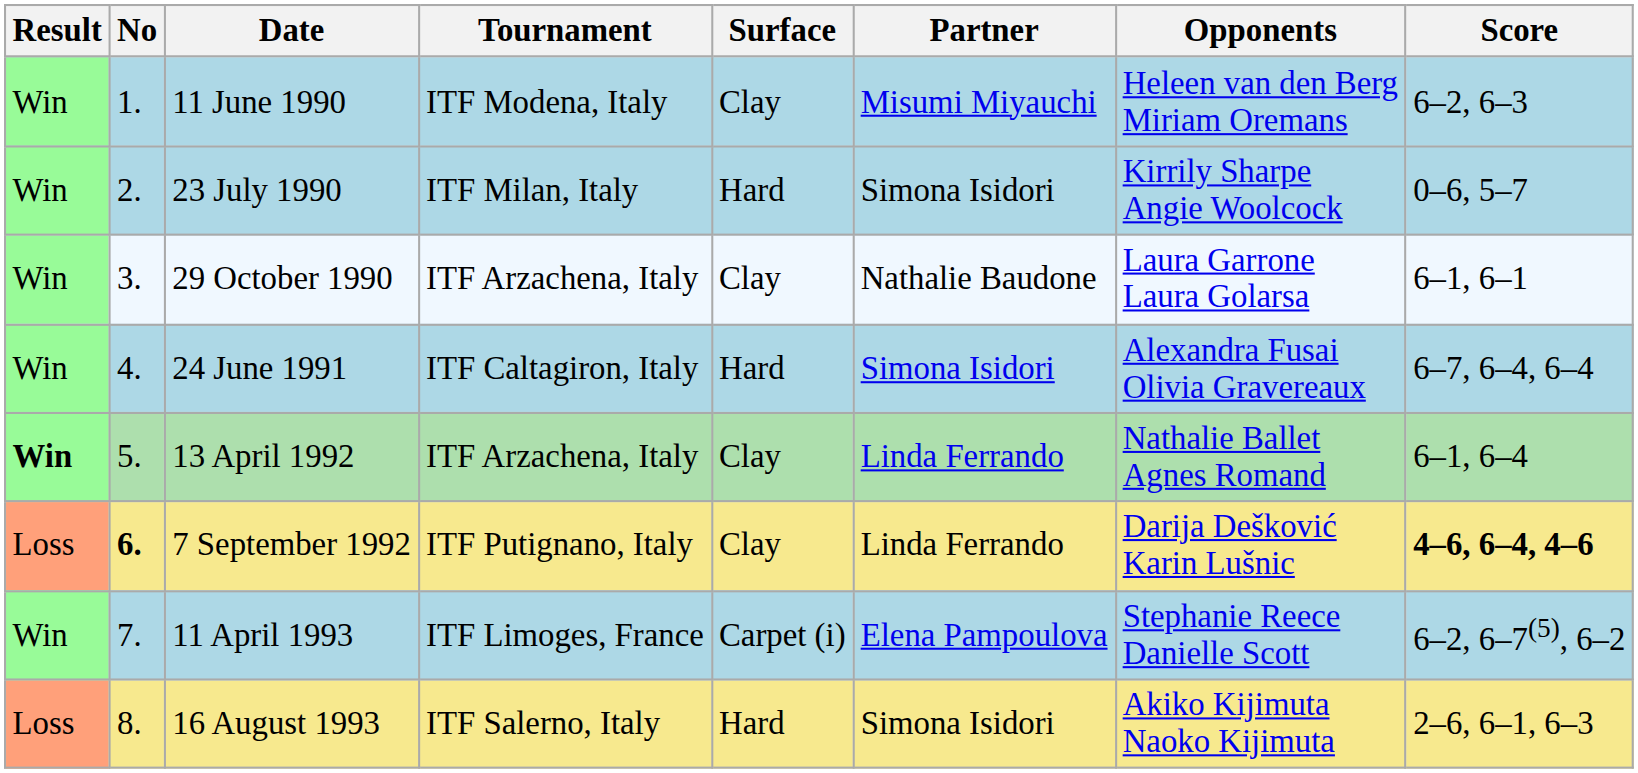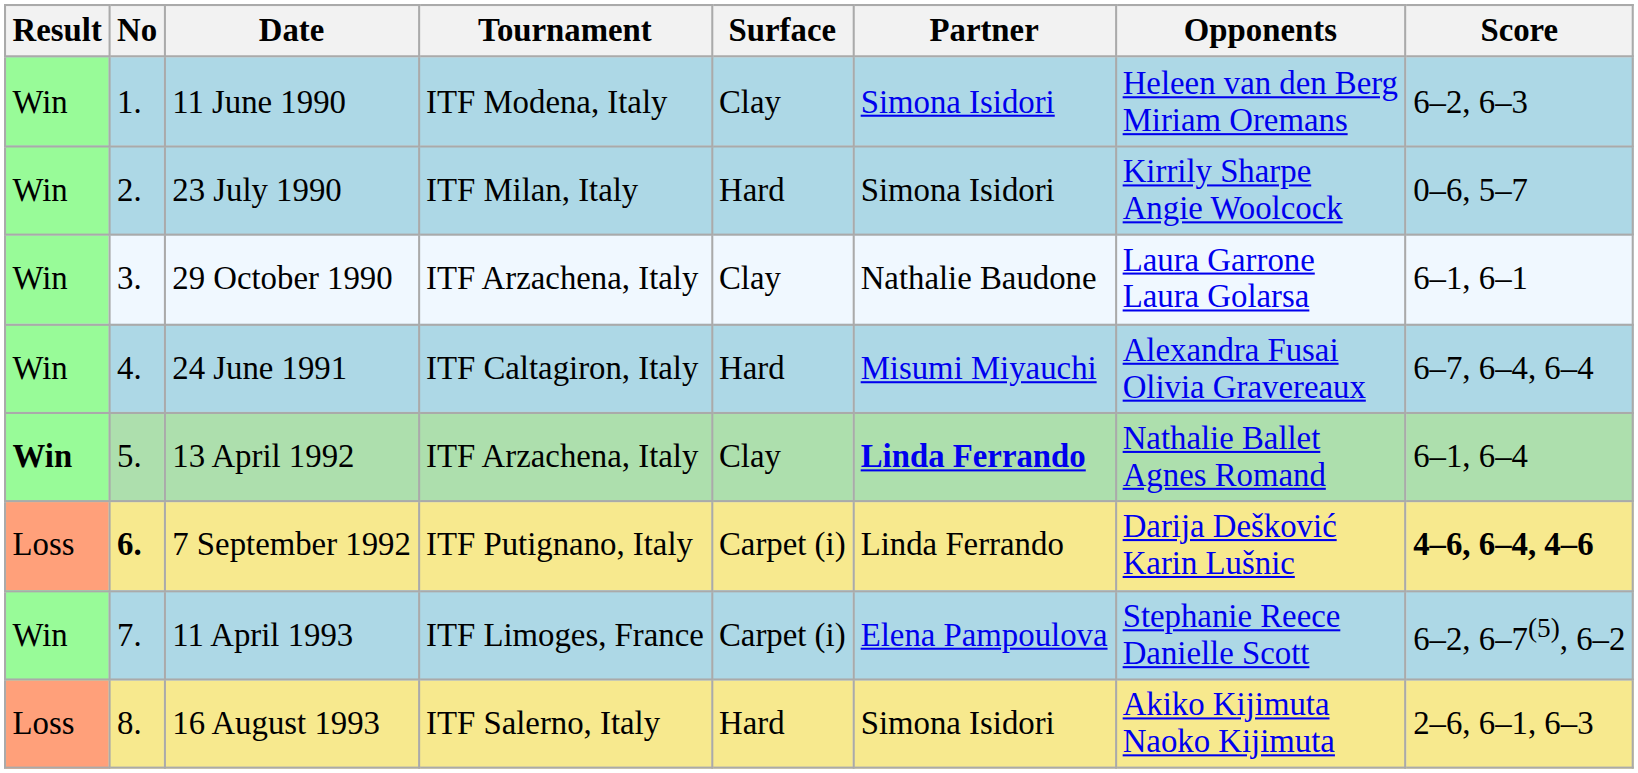(979, 100) Misumi Miyauchi -> (958, 100) Simona Isidori
(958, 367) Simona Isidori -> (979, 367) Misumi Miyauchi
(962, 456) normal -> (973, 456) bold
(750, 545) Clay -> (782, 545) Carpet (i)
